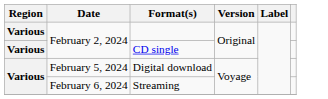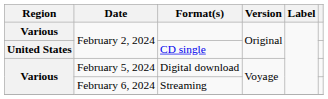(26, 49) Various -> (39, 49) United States
